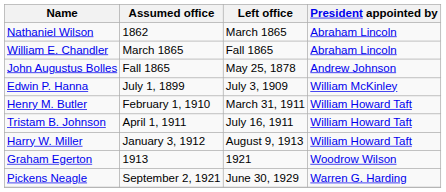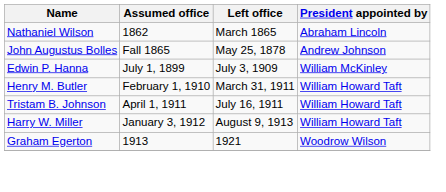- row: (58, 50)
- row: (47, 178)
